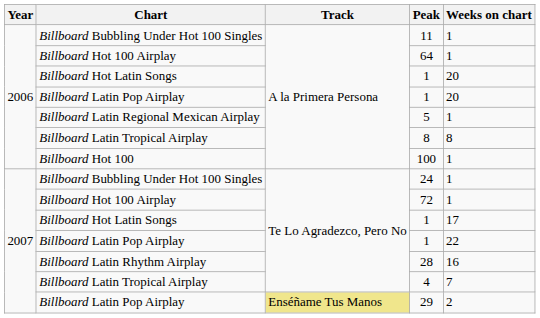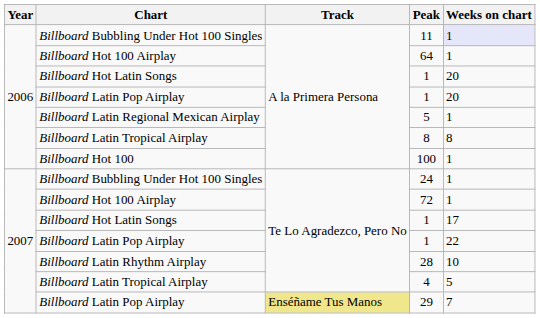(449, 35) no background -> (449, 35) lavender background
(453, 261) 16 -> (453, 261) 10
(449, 281) 7 -> (449, 281) 5
(449, 302) 2 -> (449, 302) 7
